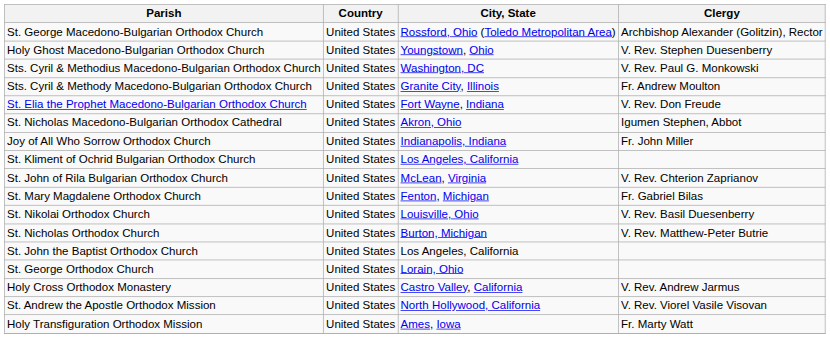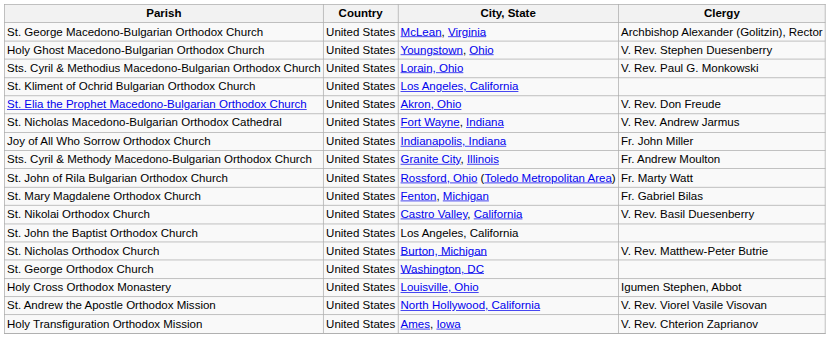(508, 31) Rossford, Ohio (Toledo Metropolitan Area) -> (443, 31) McLean, Virginia
(442, 68) Washington, DC -> (432, 68) Lorain, Ohio
rows swapped: (159, 86) <-> (131, 159)
(452, 104) Fort Wayne, Indiana -> (431, 104) Akron, Ohio
(431, 123) Akron, Ohio -> (452, 123) Fort Wayne, Indiana
(681, 123) Igumen Stephen, Abbot -> (680, 123) V. Rev. Andrew Jarmus
(443, 178) McLean, Virginia -> (508, 178) Rossford, Ohio (Toledo Metropolitan Area)
(690, 178) V. Rev. Chterion Zaprianov -> (657, 178) Fr. Marty Watt
(440, 214) Louisville, Ohio -> (461, 214) Castro Valley, California
rows swapped: (83, 232) <-> (102, 251)
(432, 269) Lorain, Ohio -> (442, 269) Washington, DC
(461, 287) Castro Valley, California -> (440, 287) Louisville, Ohio
(680, 287) V. Rev. Andrew Jarmus -> (681, 287) Igumen Stephen, Abbot
(657, 324) Fr. Marty Watt -> (690, 324) V. Rev. Chterion Zaprianov
